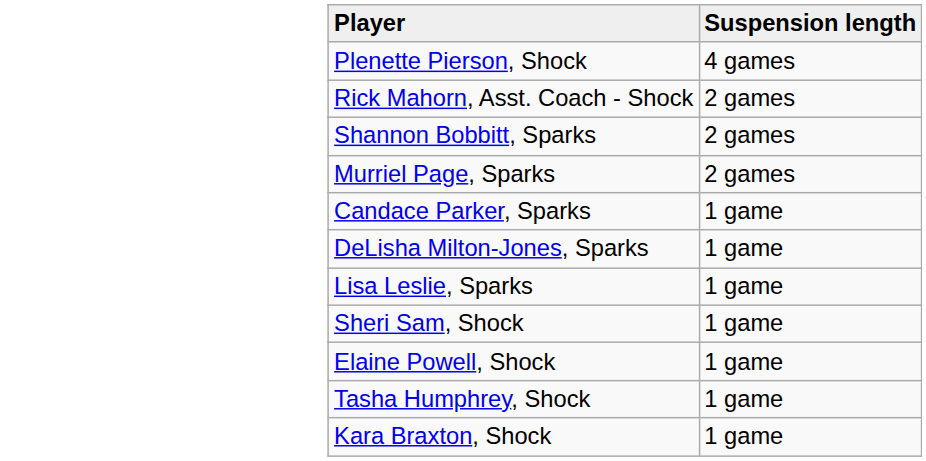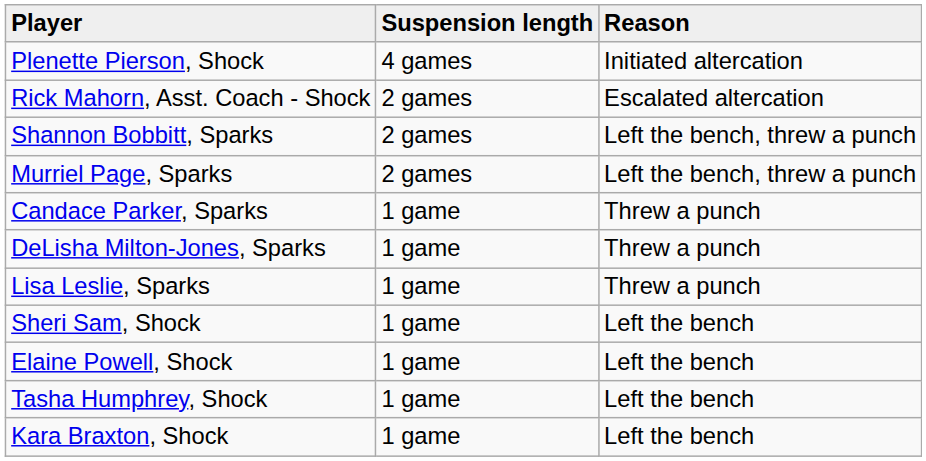+ column: (647, 23)
